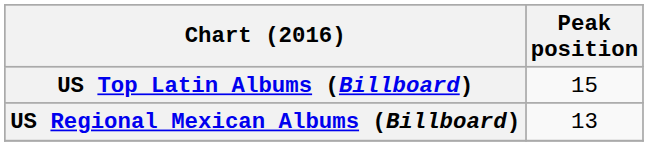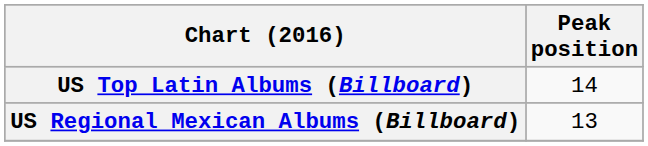(584, 85) 15 -> (584, 85) 14
